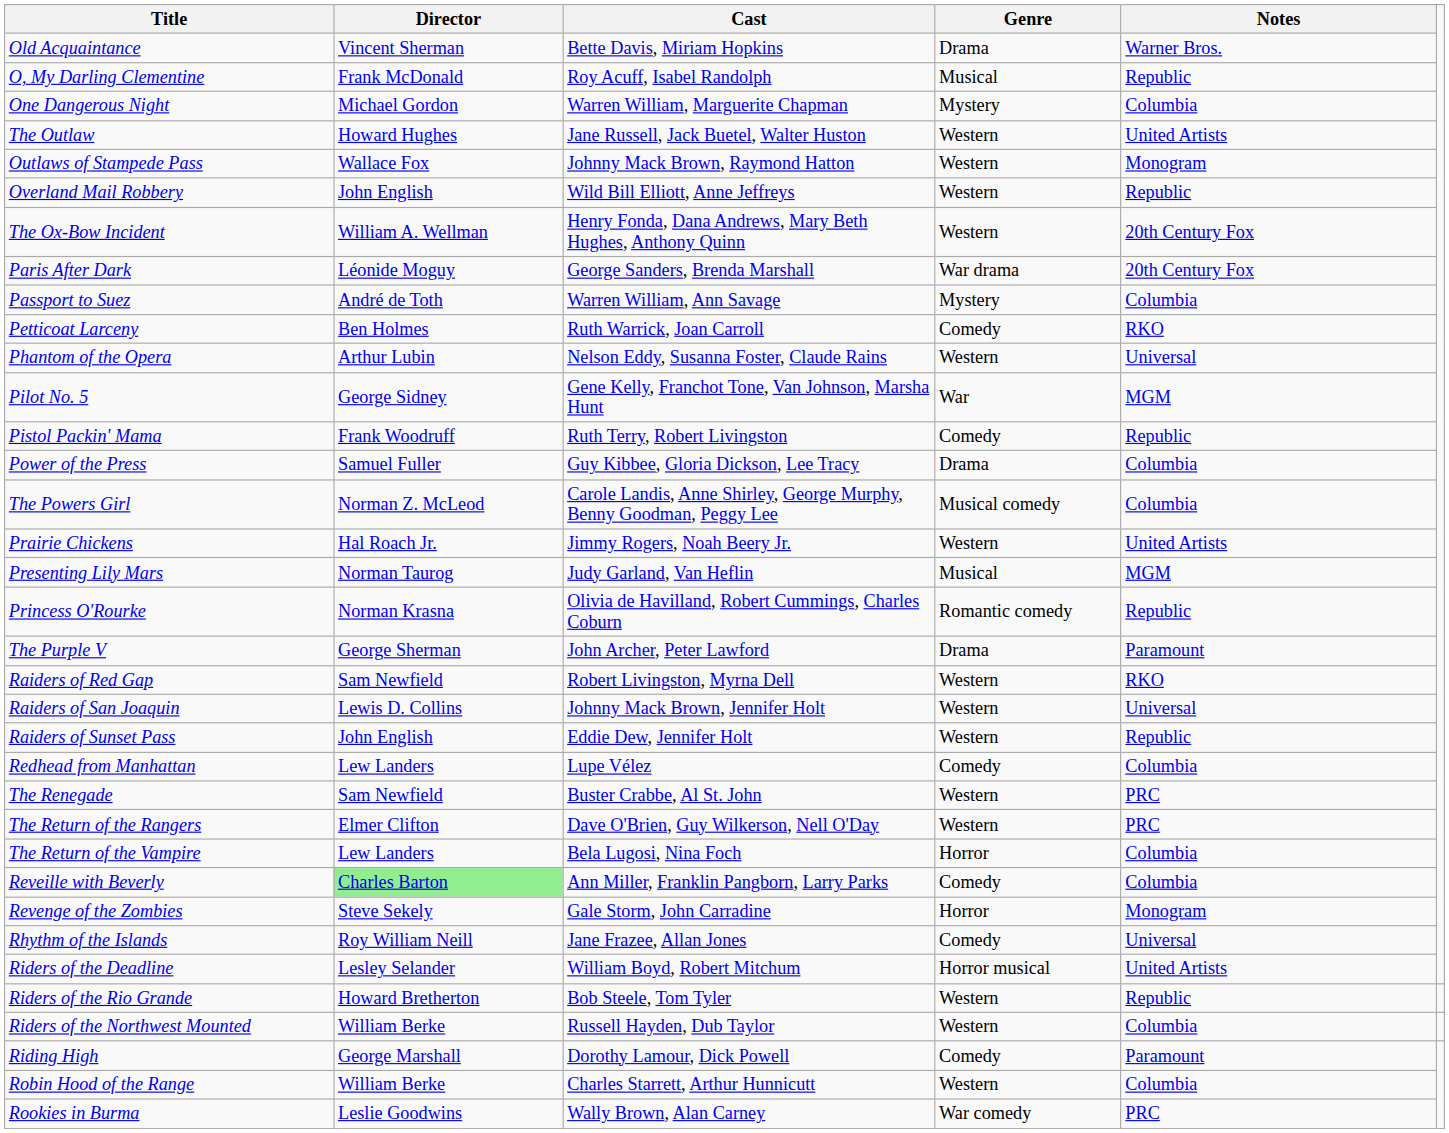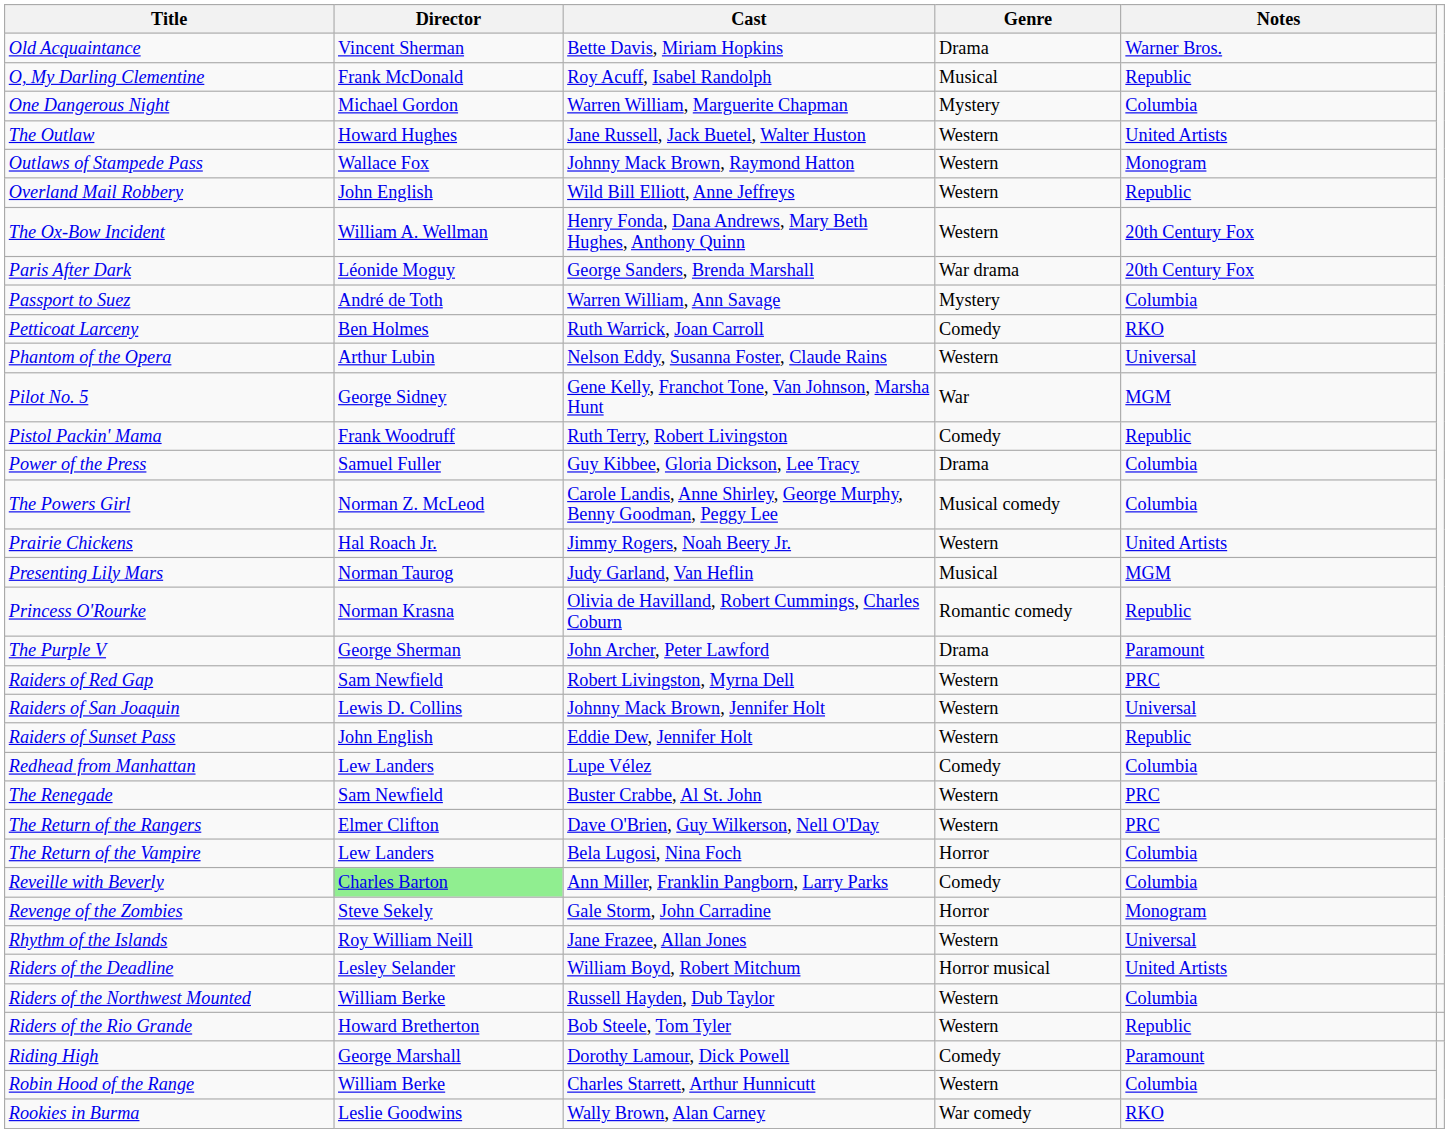(1145, 679) RKO -> (1143, 679) PRC
(970, 939) Comedy -> (969, 939) Western
rows swapped: (130, 1026) <-> (100, 997)
(1143, 1113) PRC -> (1145, 1113) RKO
